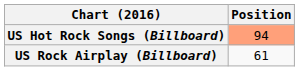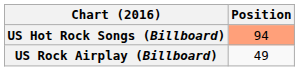(261, 55) 61 -> (261, 55) 49
